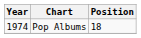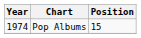(96, 26) 18 -> (96, 26) 15
